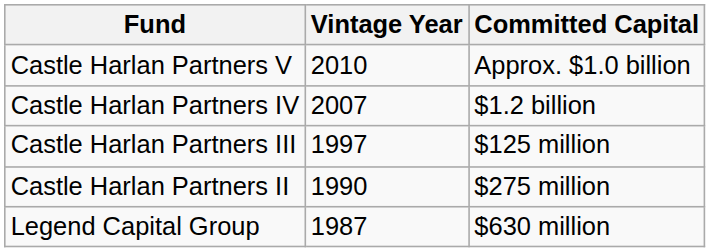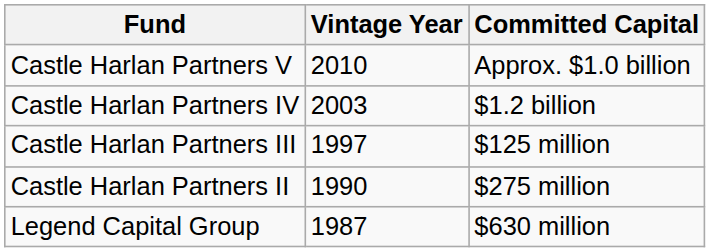(339, 105) 2007 -> (339, 105) 2003
